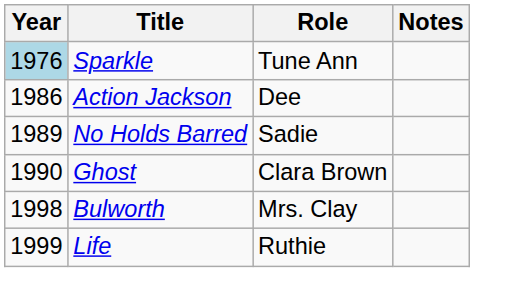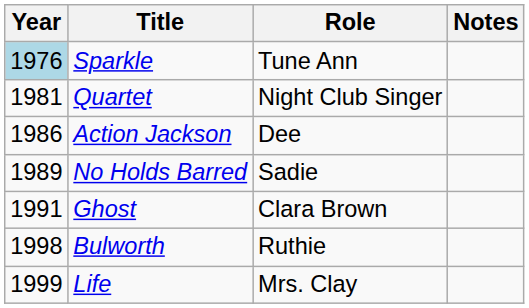+ row: (113, 97)
(36, 172) 1990 -> (36, 209) 1991
(308, 209) Mrs. Clay -> (292, 246) Ruthie
(292, 246) Ruthie -> (308, 284) Mrs. Clay
